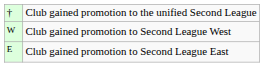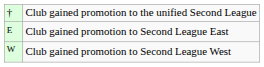rows swapped: (128, 31) <-> (127, 52)
